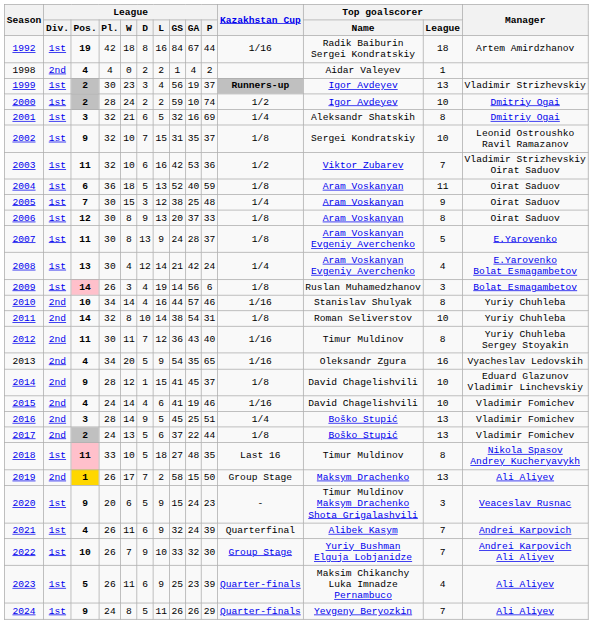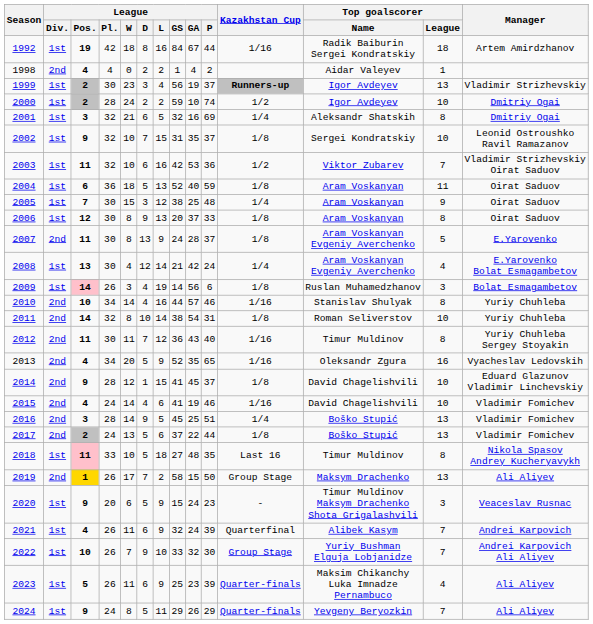(57, 239) 1st -> (57, 239) 2nd
(177, 361) 54 -> (177, 361) 52
(177, 611) 26 -> (177, 611) 29
